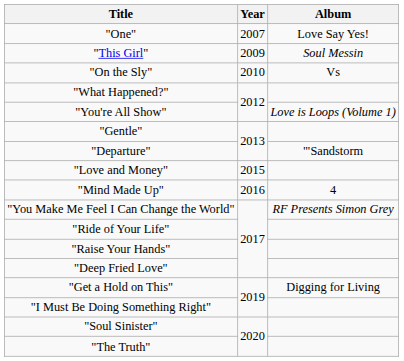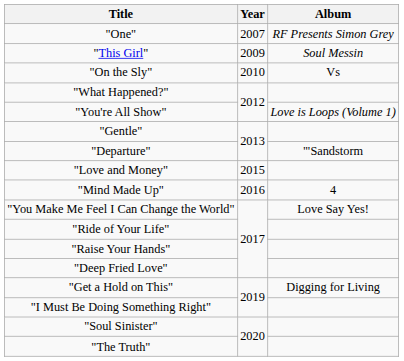(333, 33) Love Say Yes! -> (333, 33) RF Presents Simon Grey
(333, 209) RF Presents Simon Grey -> (333, 209) Love Say Yes!
